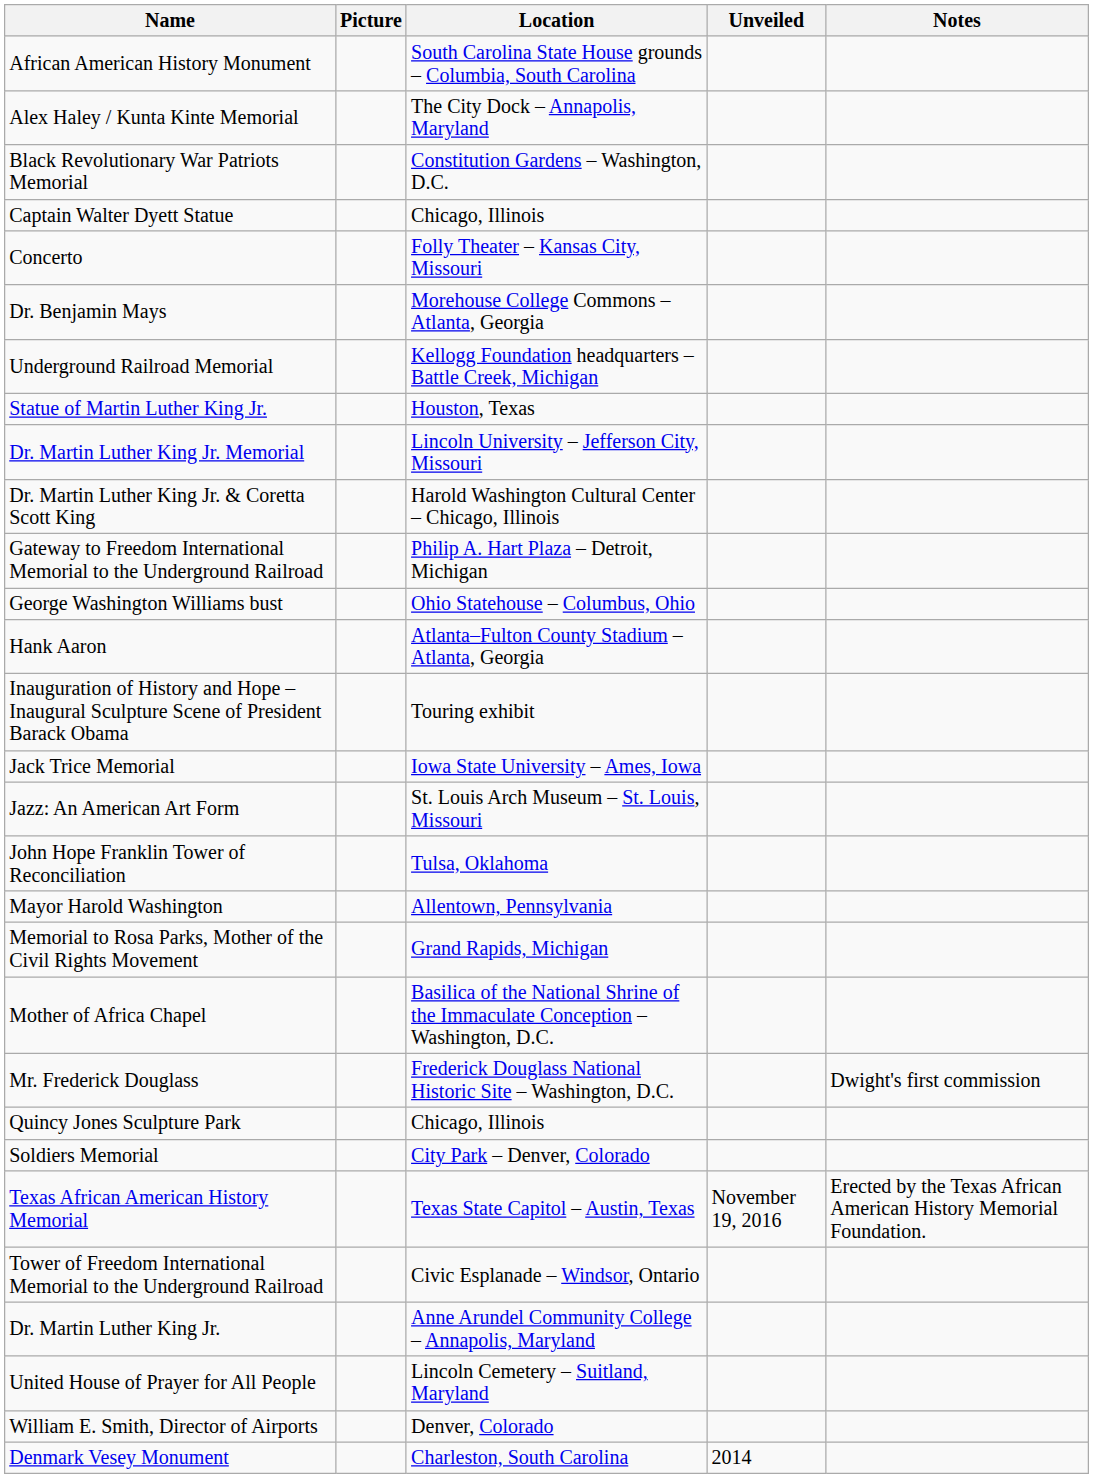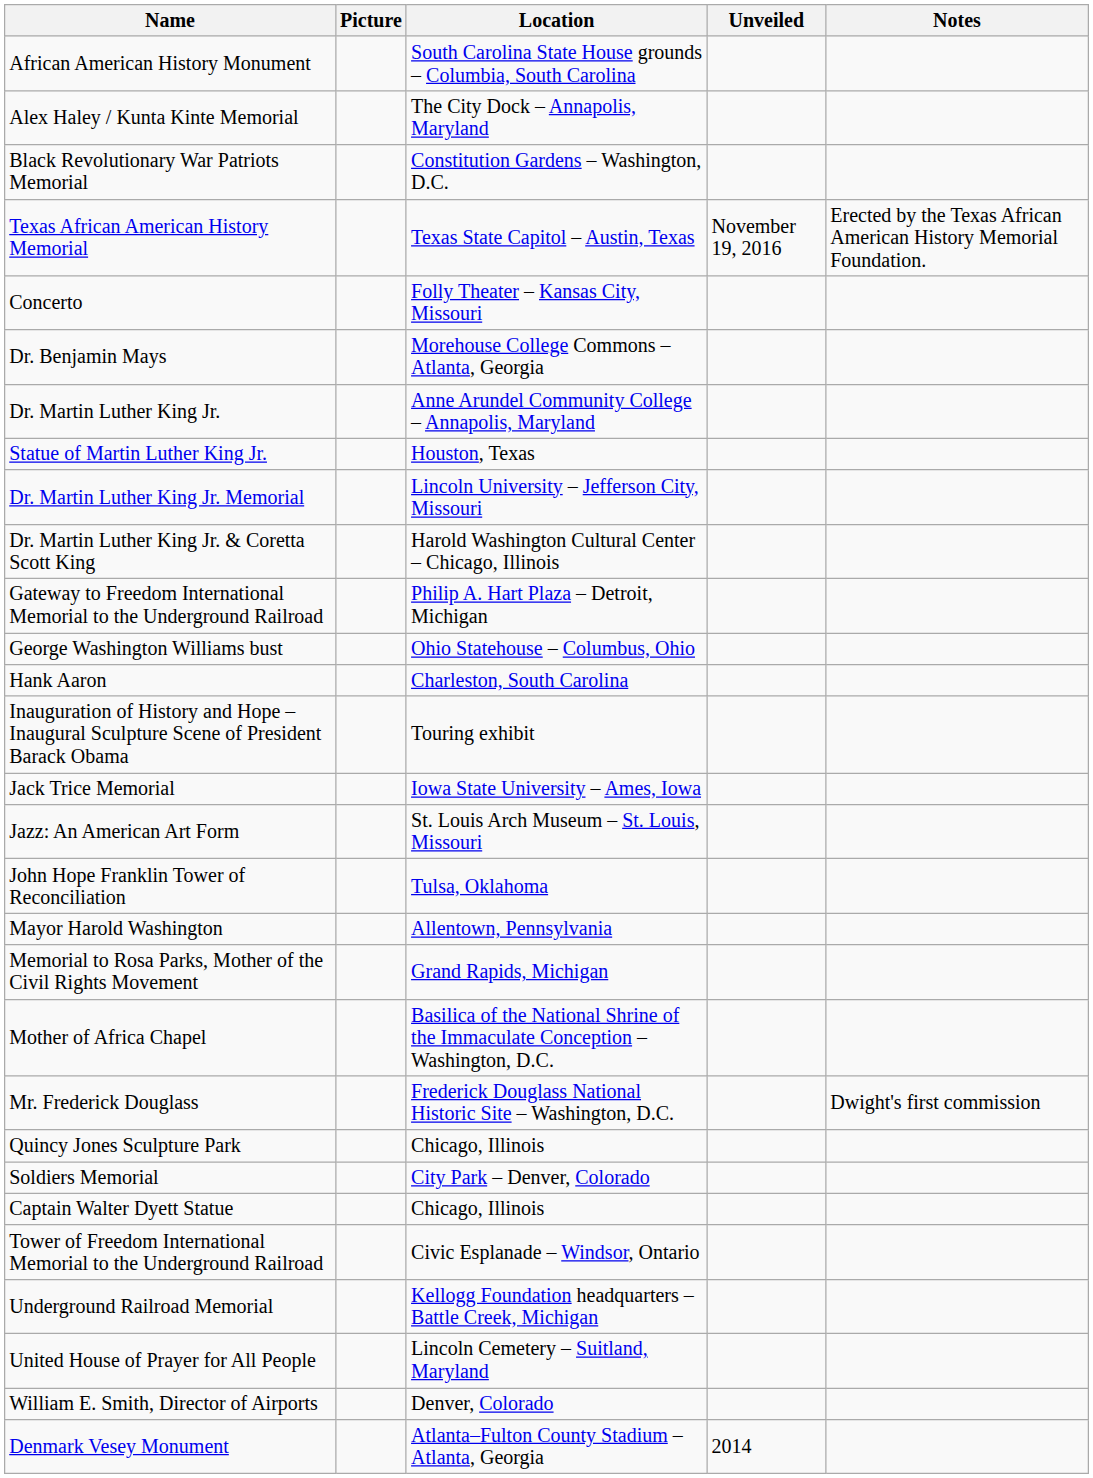rows swapped: (121, 214) <-> (139, 1209)
rows swapped: (115, 1328) <-> (141, 366)
(547, 646) Atlanta–Fulton County Stadium – Atlanta, Georgia -> (520, 680) Charleston, South Carolina
(520, 1457) Charleston, South Carolina -> (547, 1446) Atlanta–Fulton County Stadium – Atlanta, Georgia
